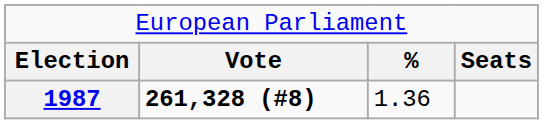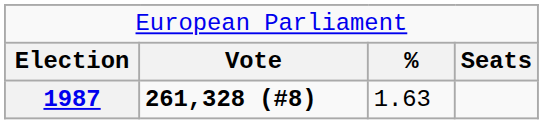(402, 99) 1.36 -> (402, 99) 1.63
